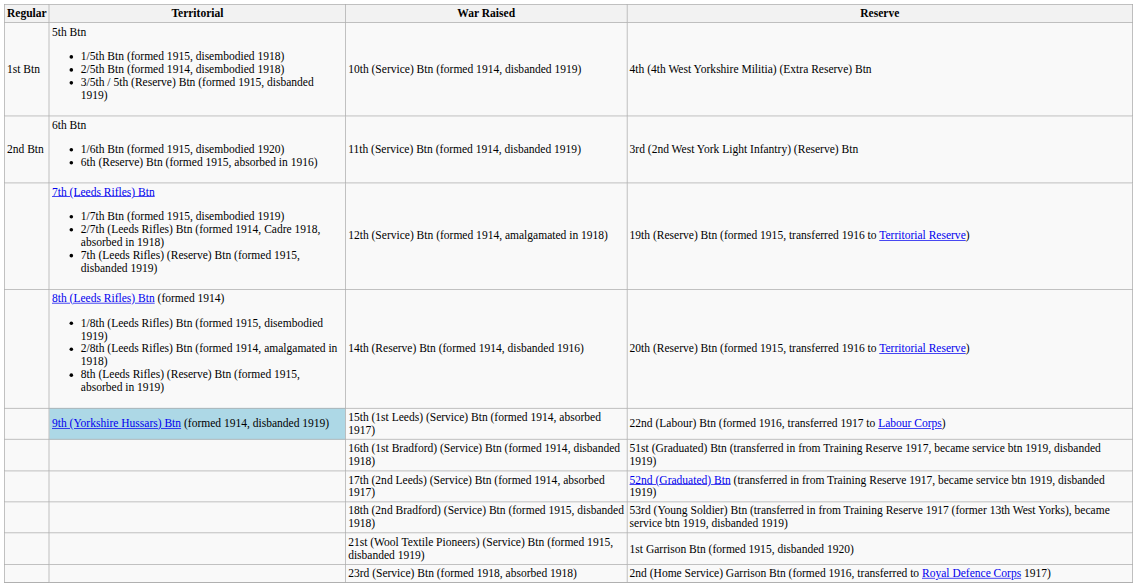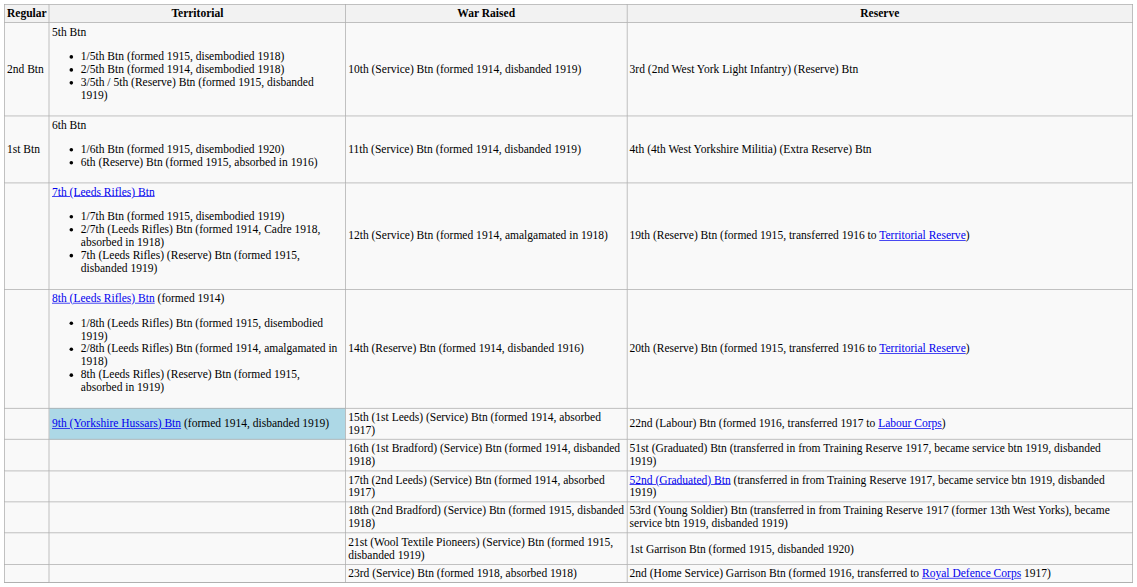(24, 69) 1st Btn -> (25, 69) 2nd Btn
(751, 69) 4th (4th West Yorkshire Militia) (Extra Reserve) Btn -> (744, 69) 3rd (2nd West York Light Infantry) (Reserve) Btn
(25, 149) 2nd Btn -> (24, 149) 1st Btn
(744, 149) 3rd (2nd West York Light Infantry) (Reserve) Btn -> (751, 149) 4th (4th West Yorkshire Militia) (Extra Reserve) Btn
